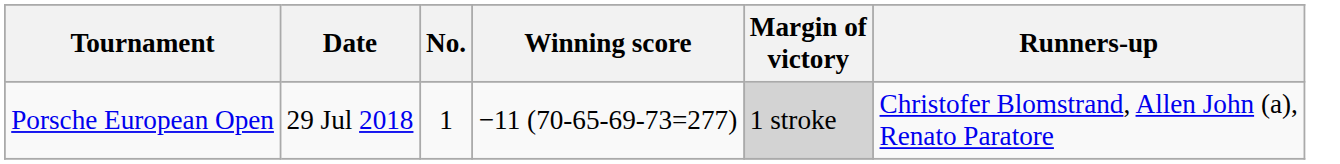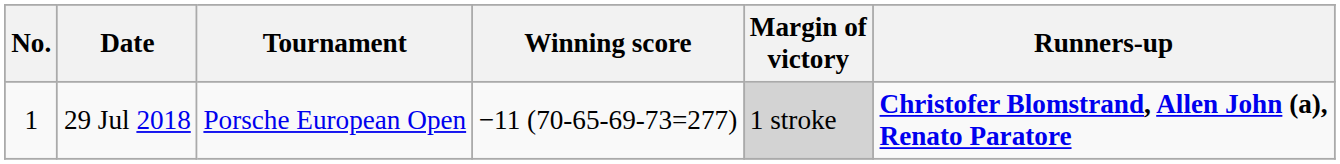columns swapped: (446, 43) <-> (143, 43)
(1089, 120) normal -> (1104, 120) bold
